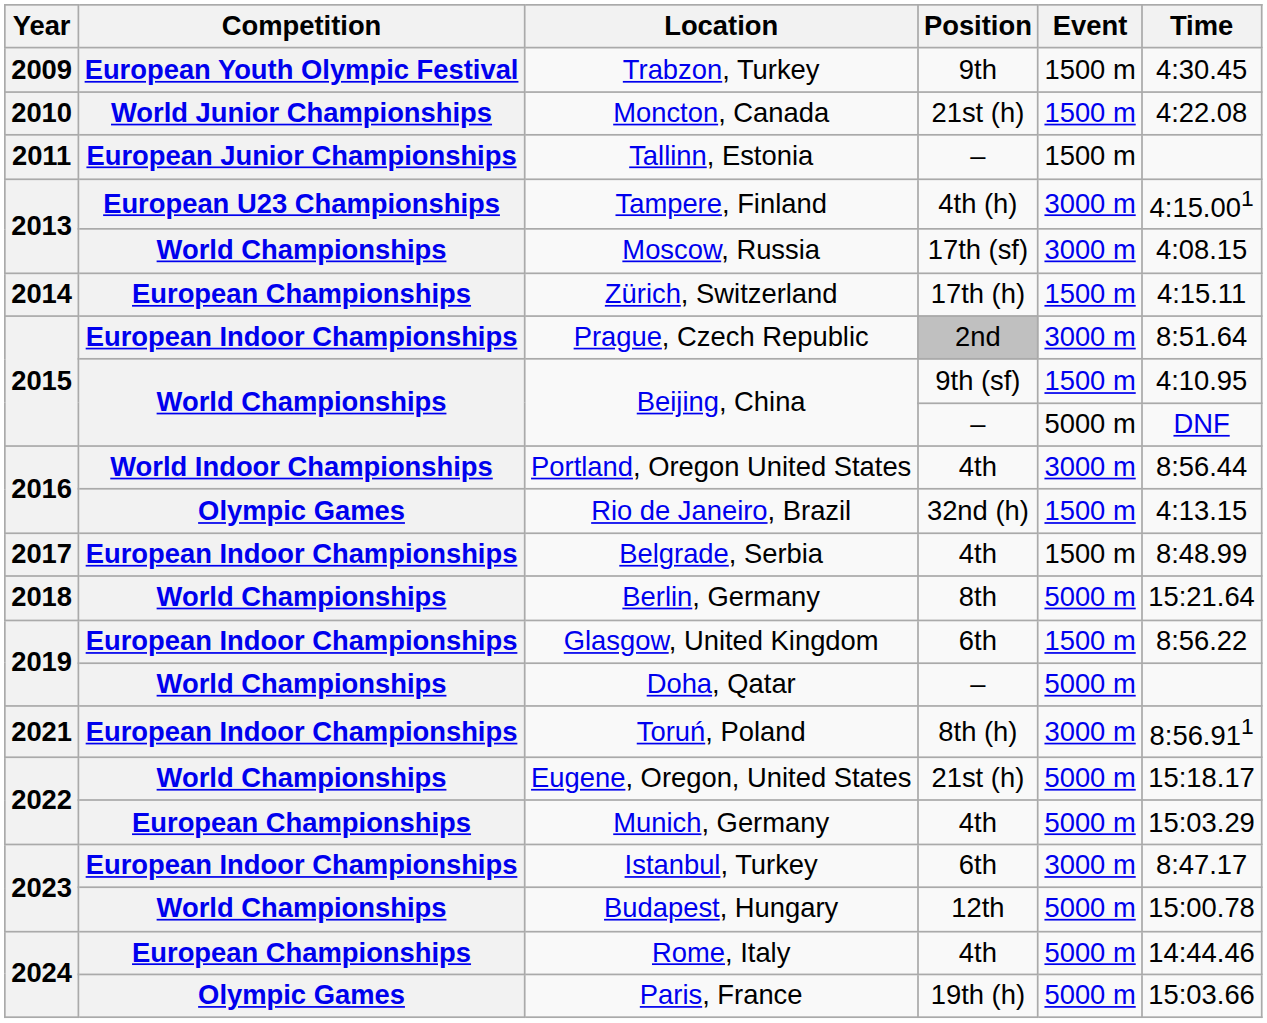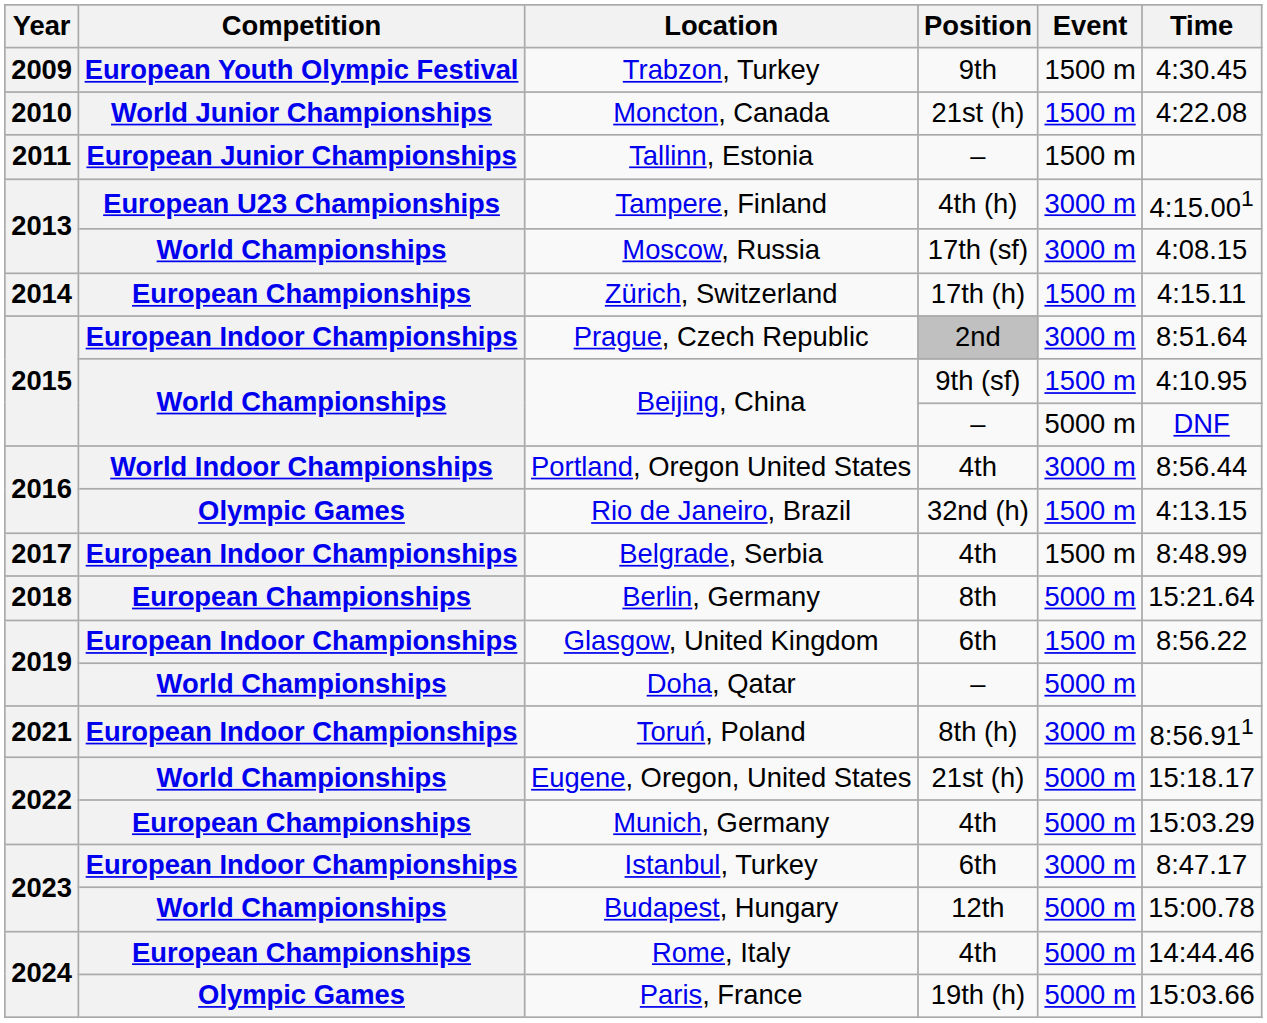(302, 597) World Championships -> (302, 597) European Championships
